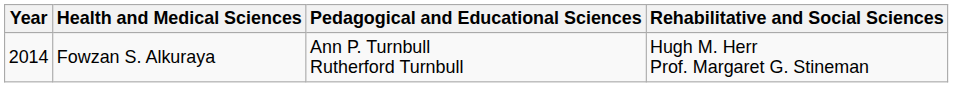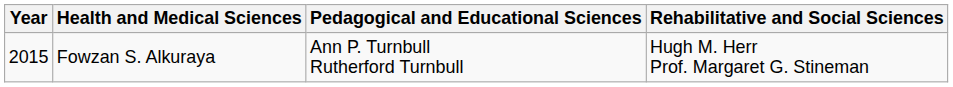(29, 57) 2014 -> (29, 57) 2015
